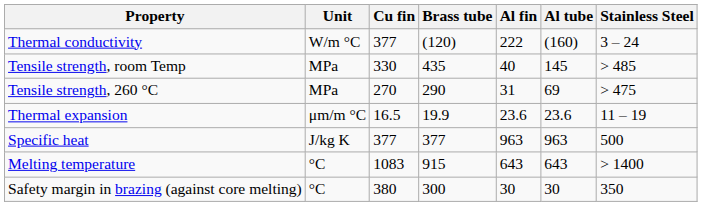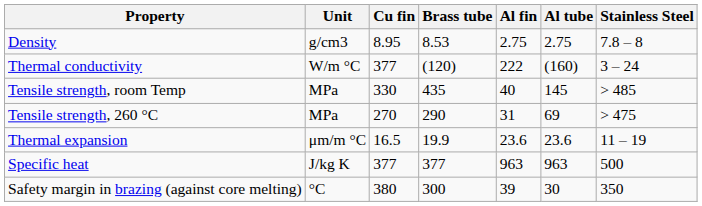+ row: (32, 41)
- row: (72, 164)
(507, 189) 30 -> (507, 189) 39
